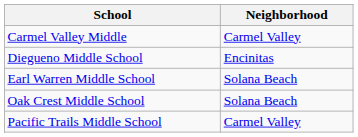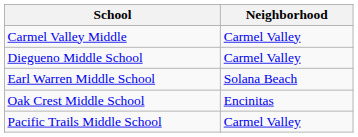(249, 57) Encinitas -> (262, 57) Carmel Valley
(260, 100) Solana Beach -> (249, 100) Encinitas
